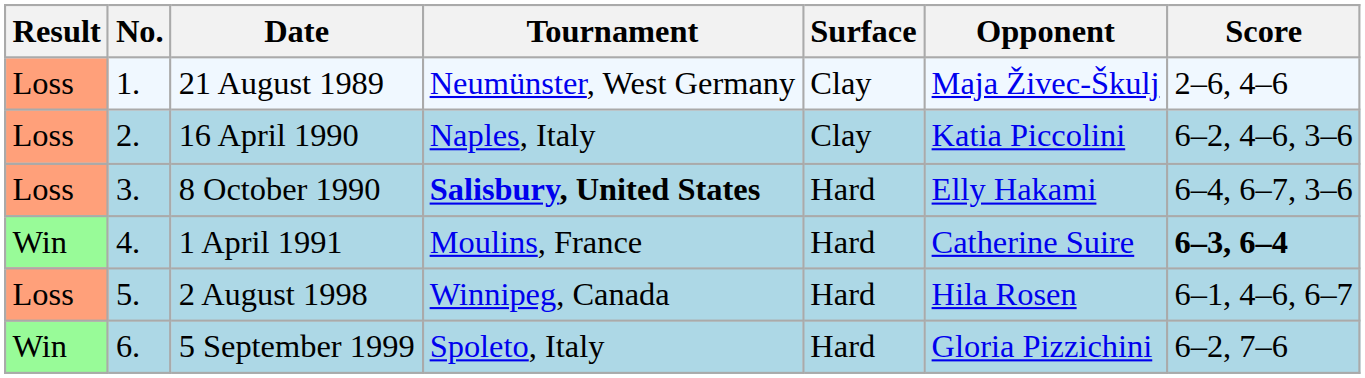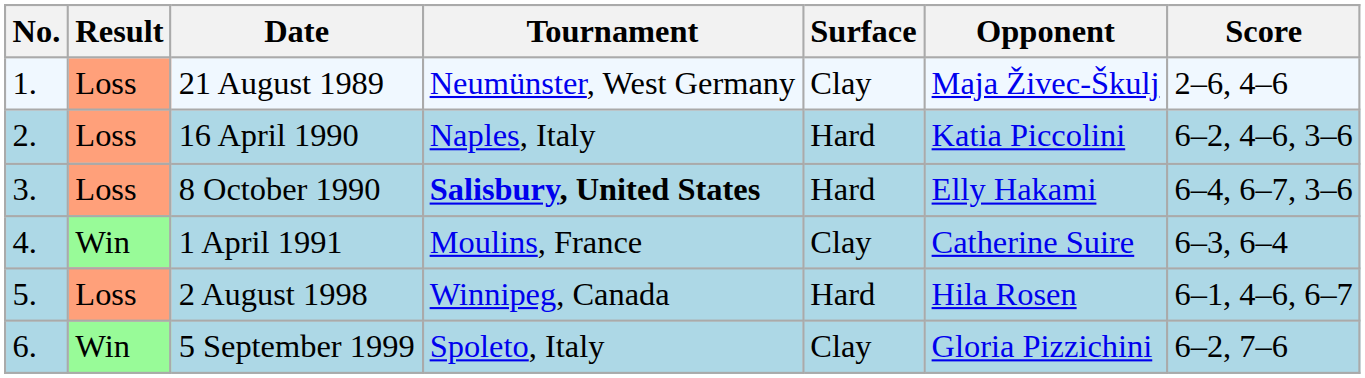columns swapped: (57, 30) <-> (140, 30)
(841, 135) Clay -> (843, 135) Hard
(843, 240) Hard -> (841, 240) Clay
(1231, 240) bold -> (1231, 240) normal
(843, 346) Hard -> (841, 346) Clay
